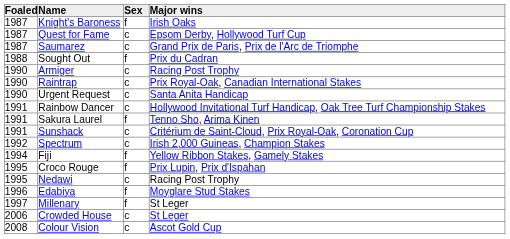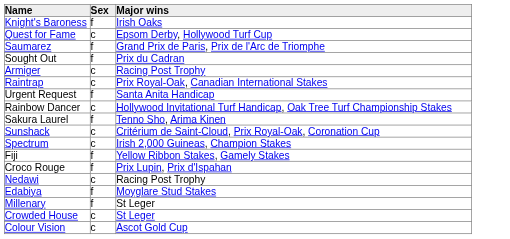- column: (21, 10)
(127, 47) c -> (92, 47) f
(127, 95) c -> (92, 95) f
